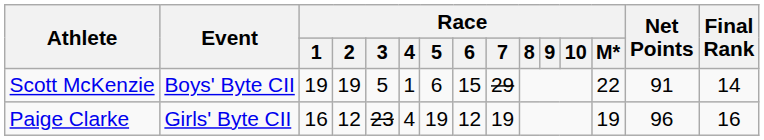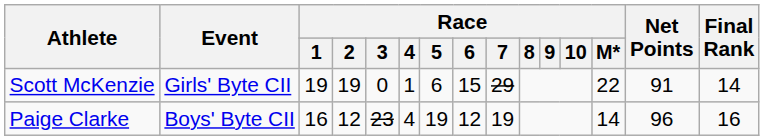(230, 86) Boys' Byte CII -> (228, 86) Girls' Byte CII
(382, 86) 5 -> (382, 86) 0
(228, 119) Girls' Byte CII -> (230, 119) Boys' Byte CII
(608, 119) 19 -> (608, 119) 14
